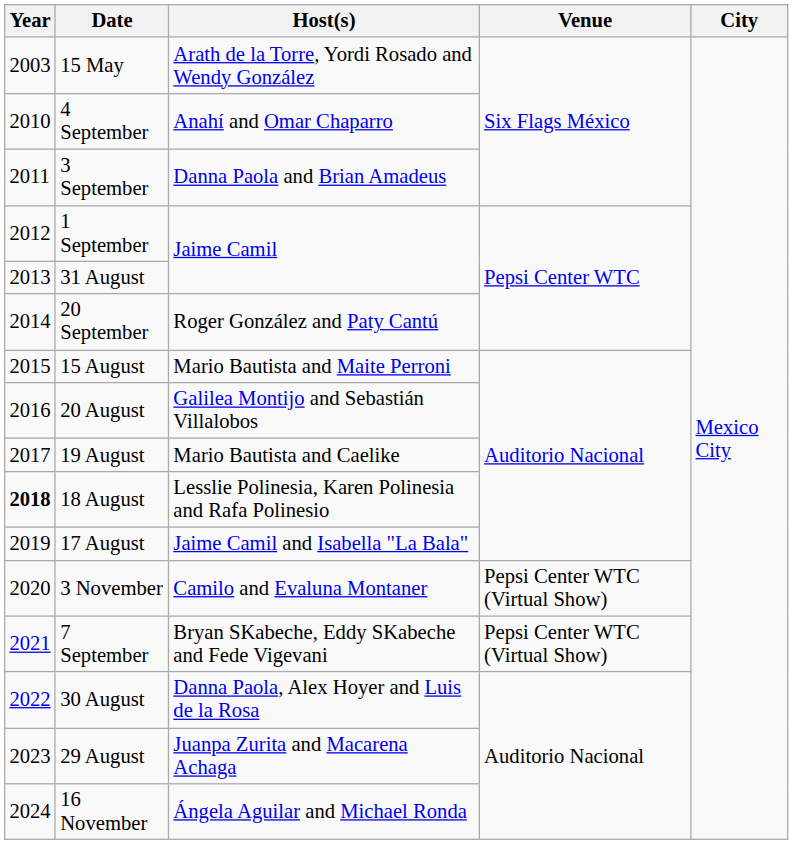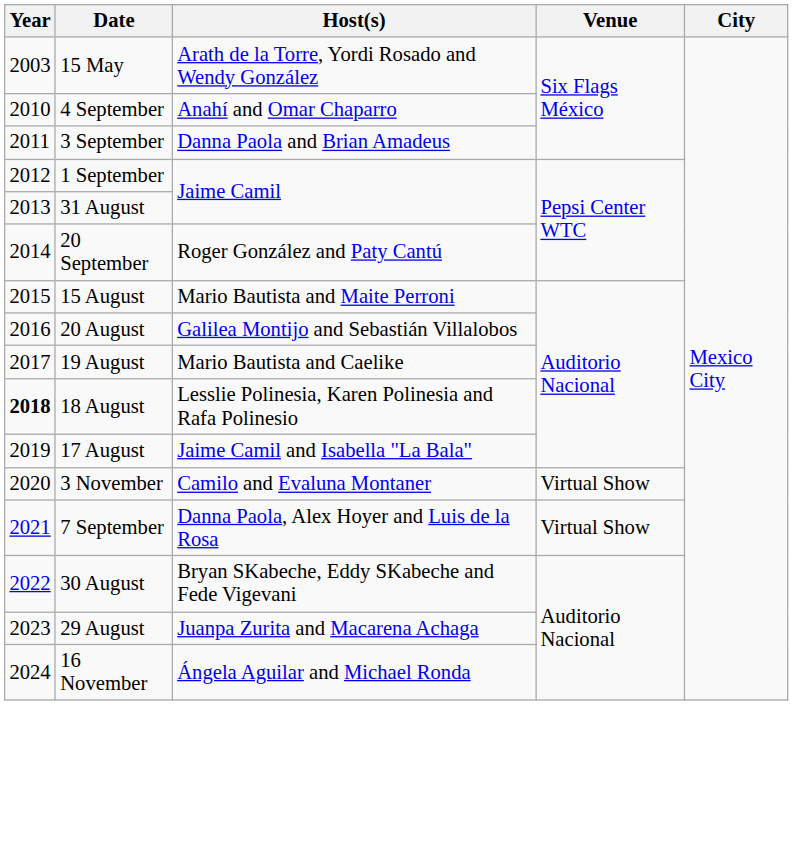(562, 587) Pepsi Center WTC (Virtual Show) -> (595, 483) Virtual Show
(314, 643) Bryan SKabeche, Eddy SKabeche and Fede Vigevani -> (343, 527) Danna Paola, Alex Hoyer and Luis de la Rosa
(562, 643) Pepsi Center WTC (Virtual Show) -> (595, 527) Virtual Show
(317, 699) Danna Paola, Alex Hoyer and Luis de la Rosa -> (336, 583) Bryan SKabeche, Eddy SKabeche and Fede Vigevani
